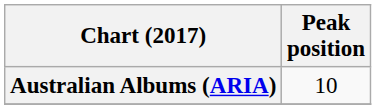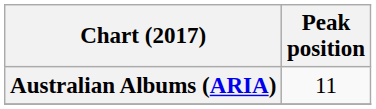(326, 85) 10 -> (326, 85) 11
